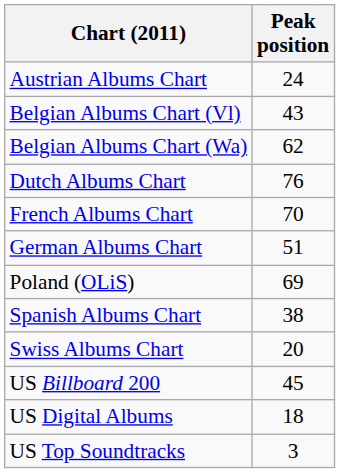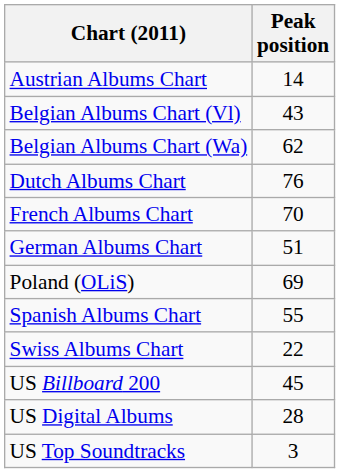(293, 79) 24 -> (293, 79) 14
(293, 315) 38 -> (293, 315) 55
(293, 349) 20 -> (293, 349) 22
(293, 416) 18 -> (293, 416) 28
